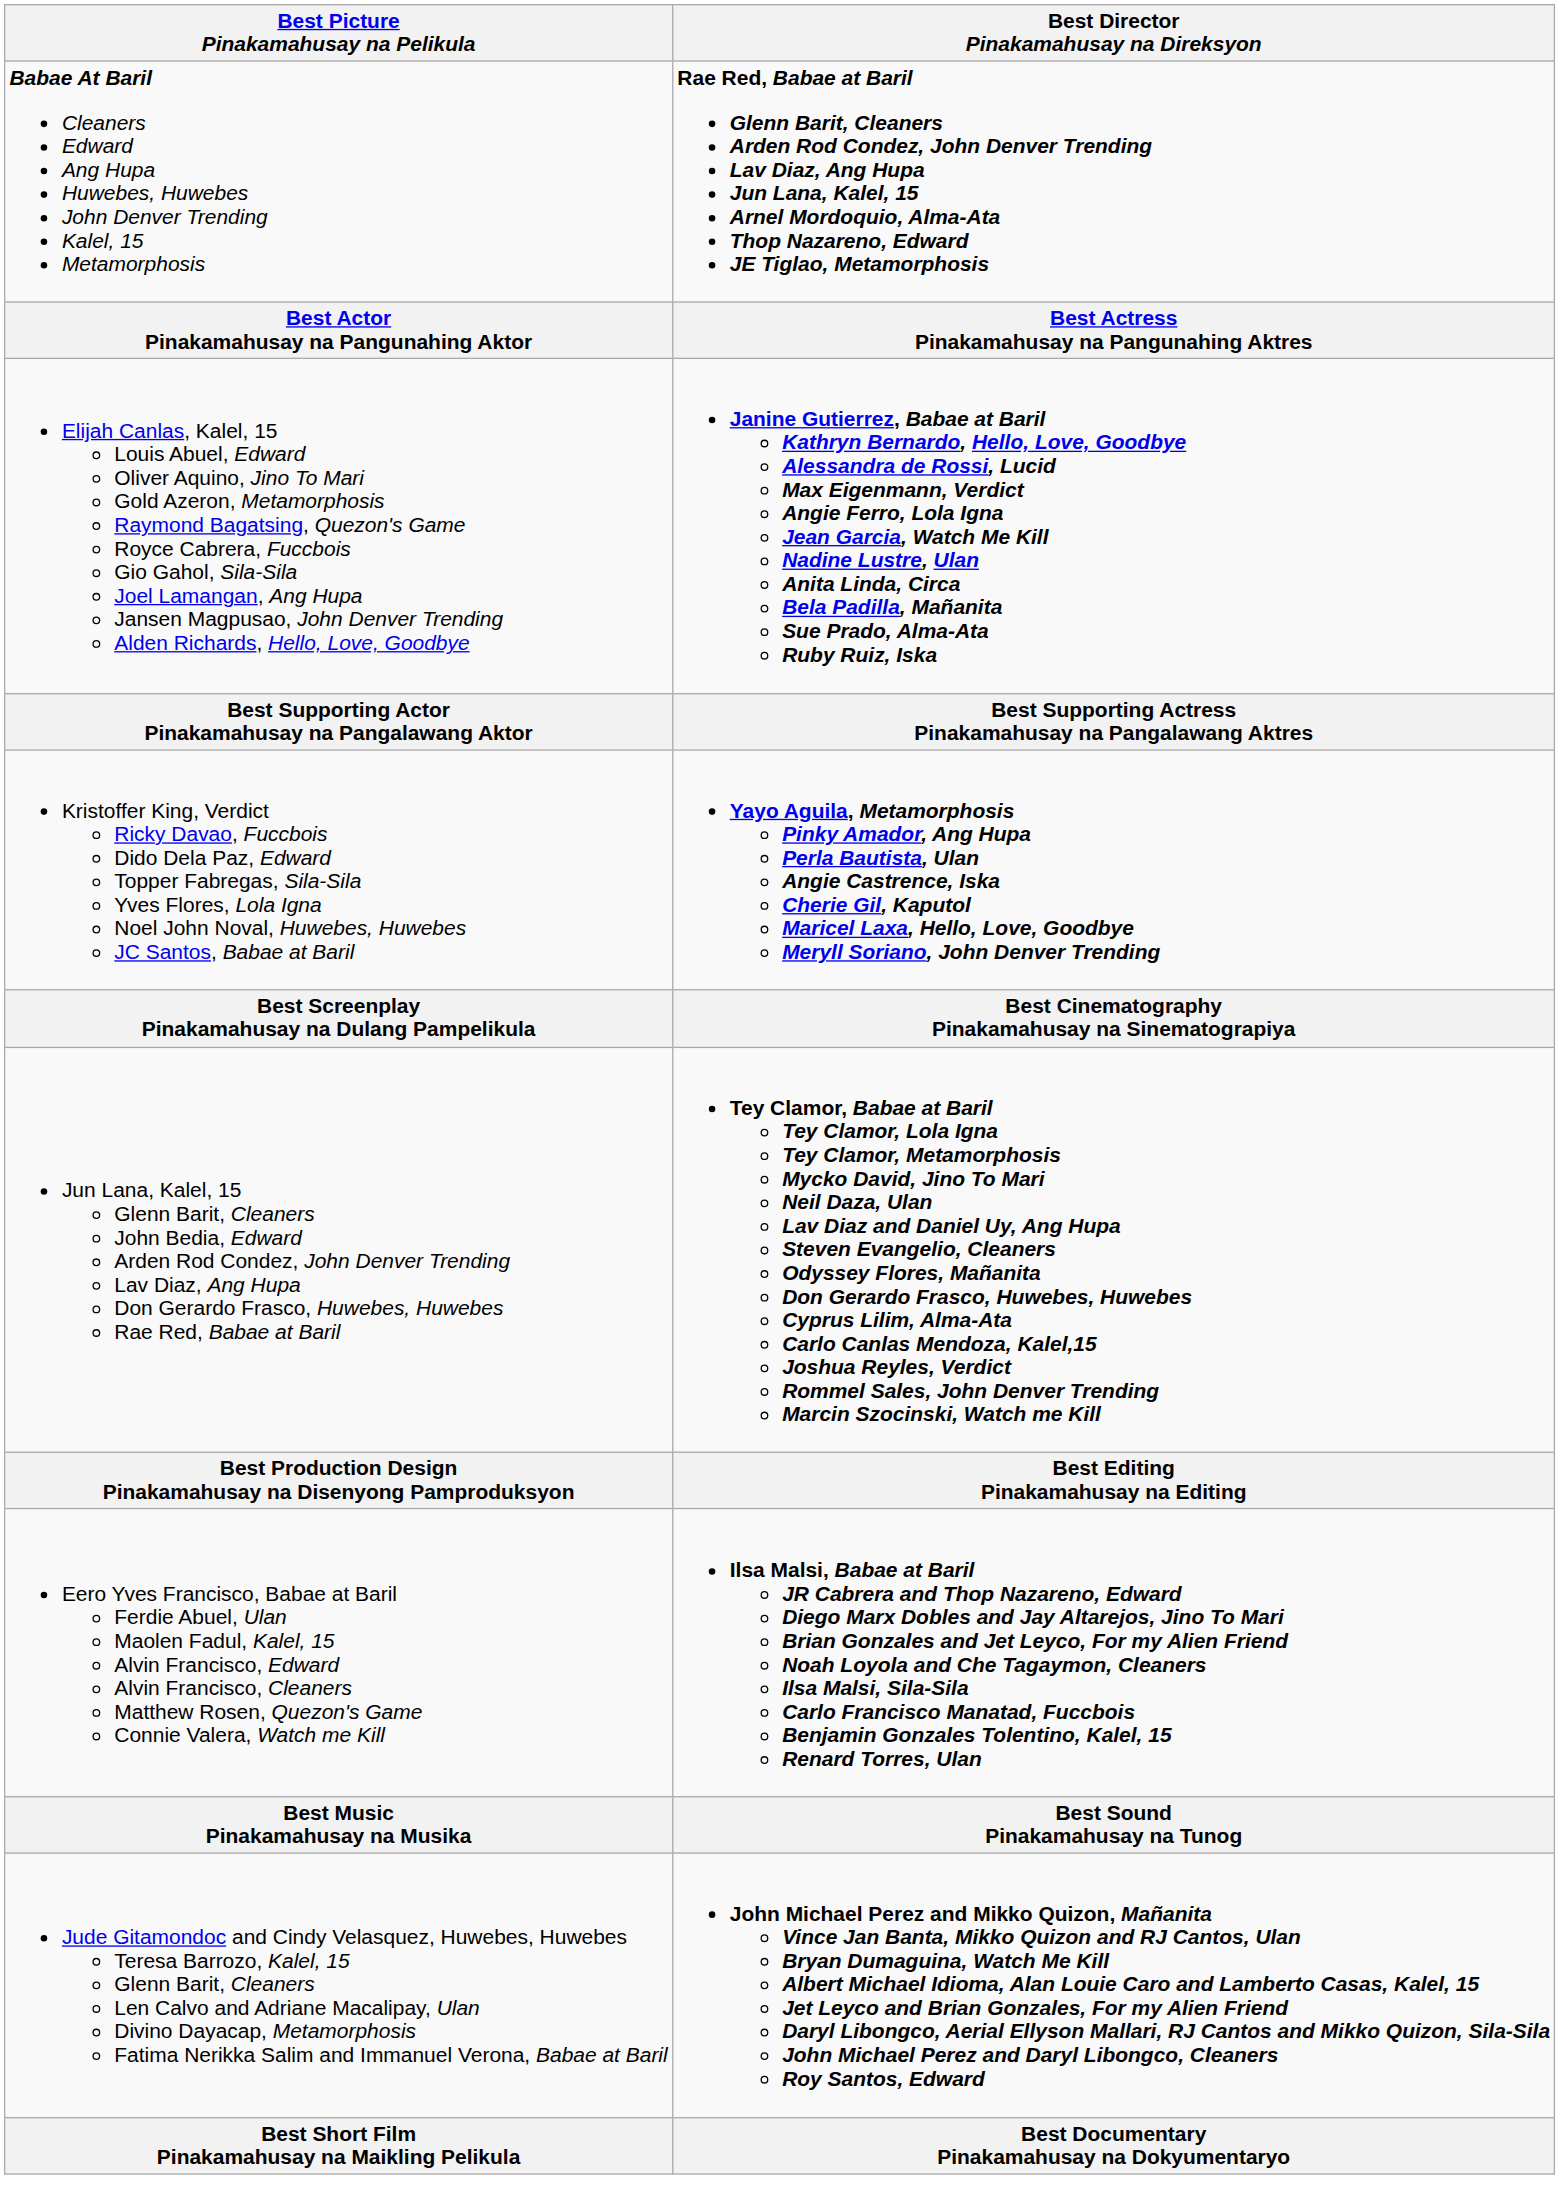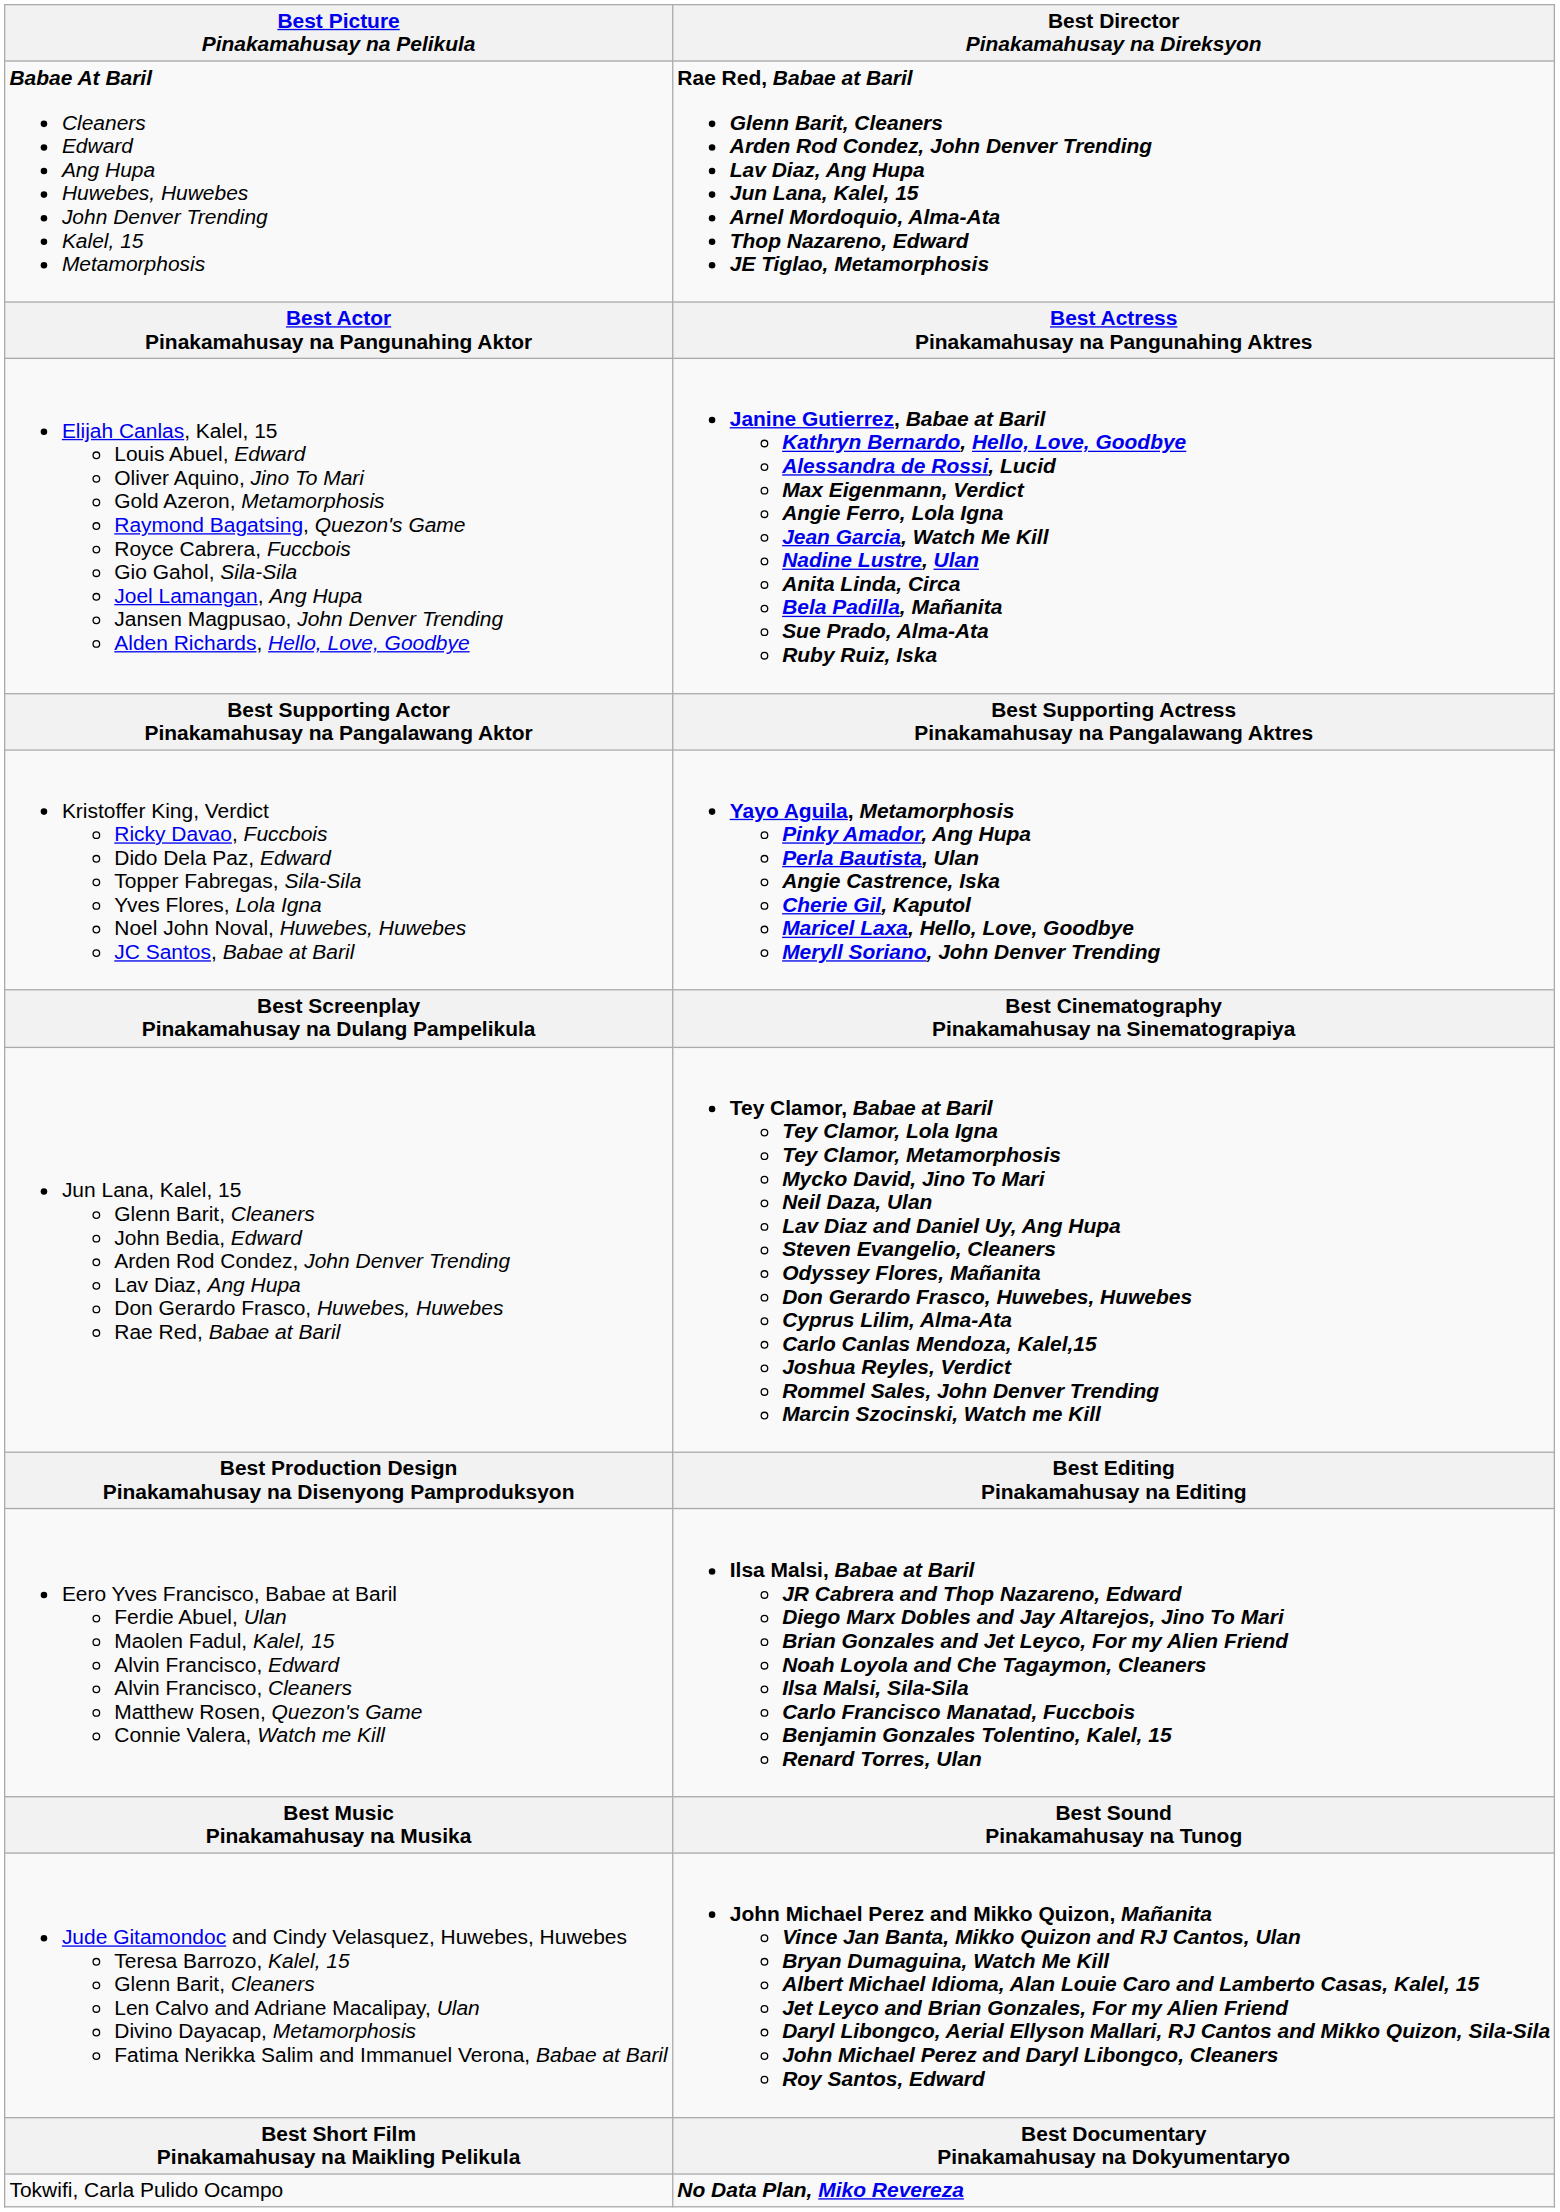+ row: (146, 2190)
